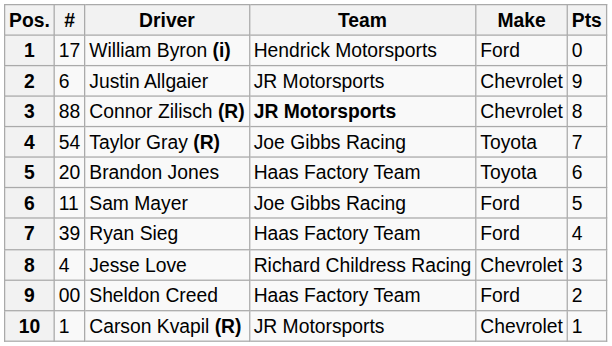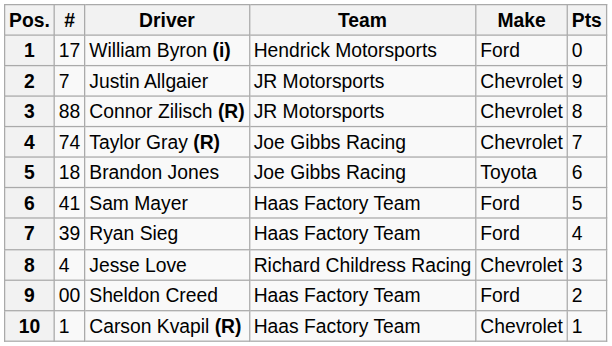(64, 81) 6 -> (64, 81) 7
(325, 112) bold -> (319, 112) normal
(70, 142) 54 -> (70, 142) 74
(509, 142) Toyota -> (522, 142) Chevrolet
(70, 173) 20 -> (70, 173) 18
(337, 173) Haas Factory Team -> (330, 173) Joe Gibbs Racing
(69, 203) 11 -> (70, 203) 41
(330, 203) Joe Gibbs Racing -> (337, 203) Haas Factory Team
(319, 326) JR Motorsports -> (337, 326) Haas Factory Team
